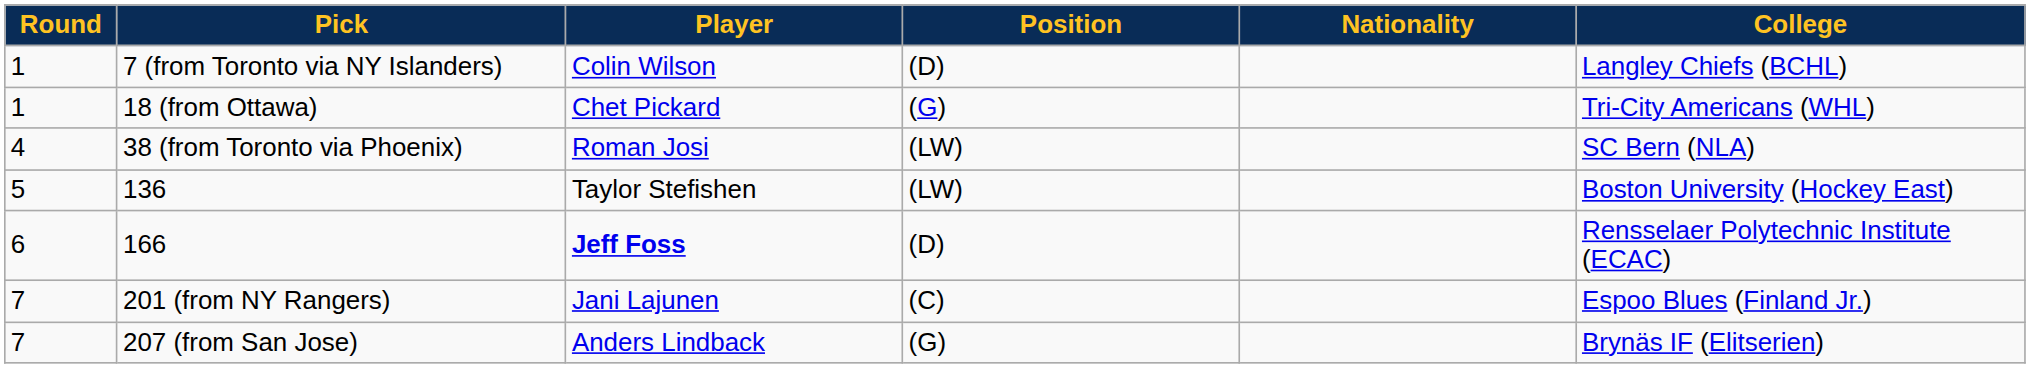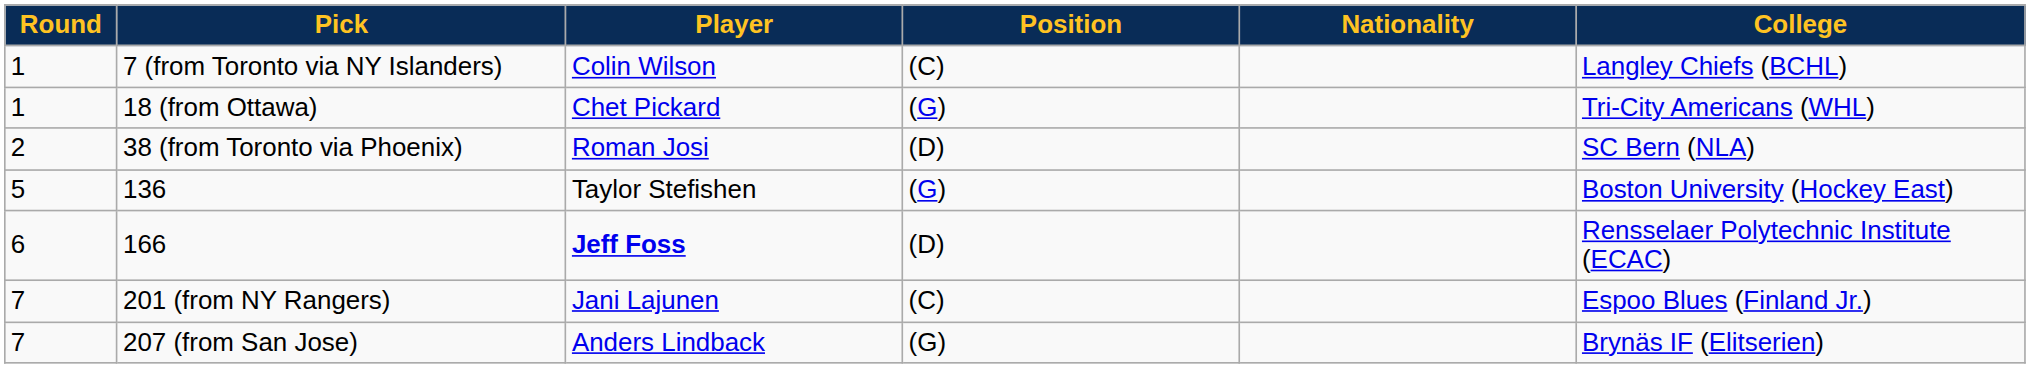(927, 66) (D) -> (927, 66) (C)
(18, 148) 4 -> (18, 148) 2
(936, 148) (LW) -> (927, 148) (D)
(936, 189) (LW) -> (927, 189) (G)
